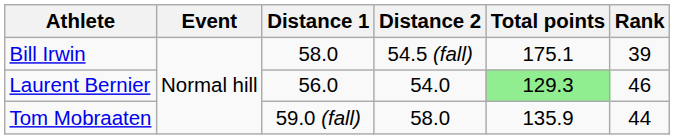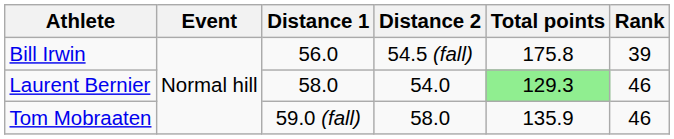(318, 54) 58.0 -> (318, 54) 56.0
(548, 54) 175.1 -> (548, 54) 175.8
(318, 86) 56.0 -> (318, 86) 58.0
(640, 118) 44 -> (640, 118) 46
